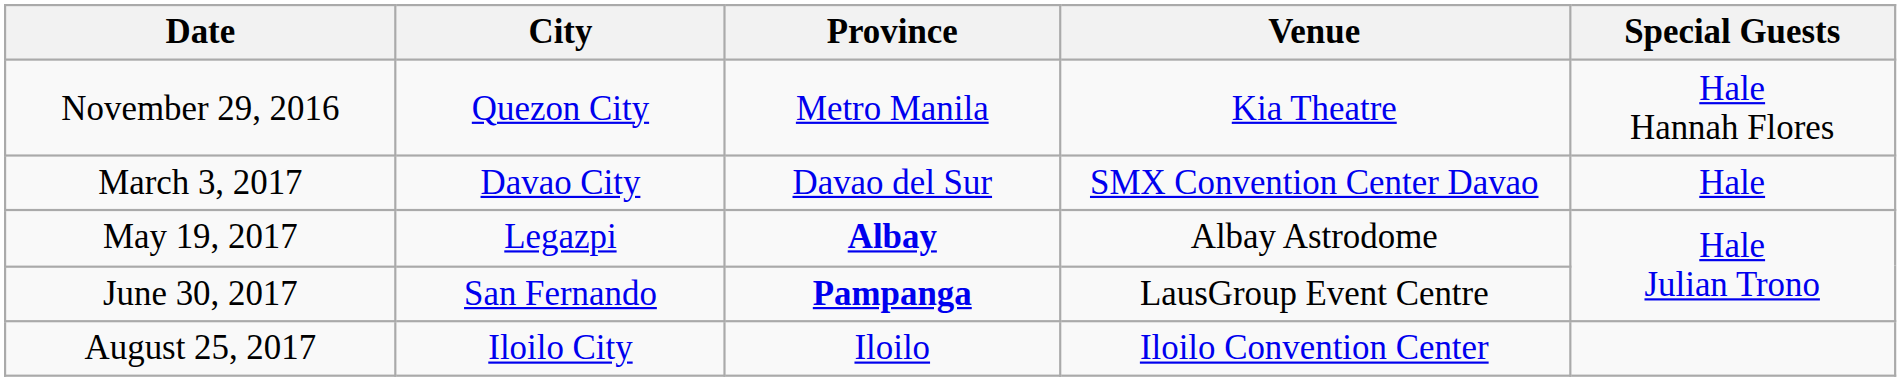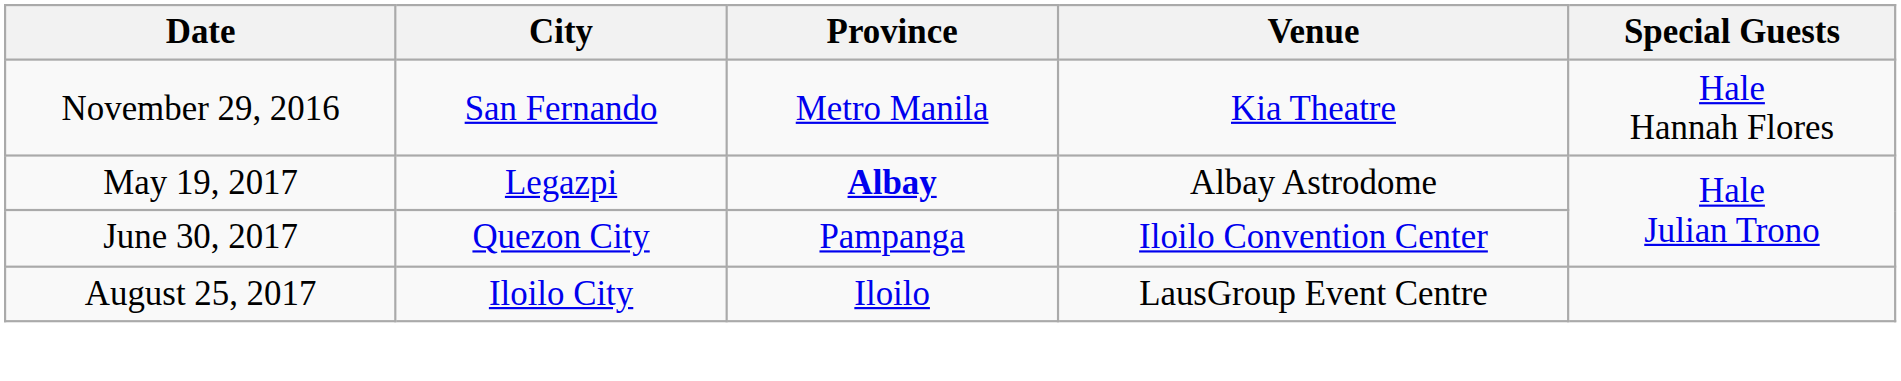(560, 107) Quezon City -> (561, 107) San Fernando
- row: (200, 182)
(560, 292) San Fernando -> (561, 237) Quezon City
(892, 292) bold -> (892, 237) normal
(1314, 292) LausGroup Event Centre -> (1313, 237) Iloilo Convention Center
(1314, 347) Iloilo Convention Center -> (1313, 292) LausGroup Event Centre
